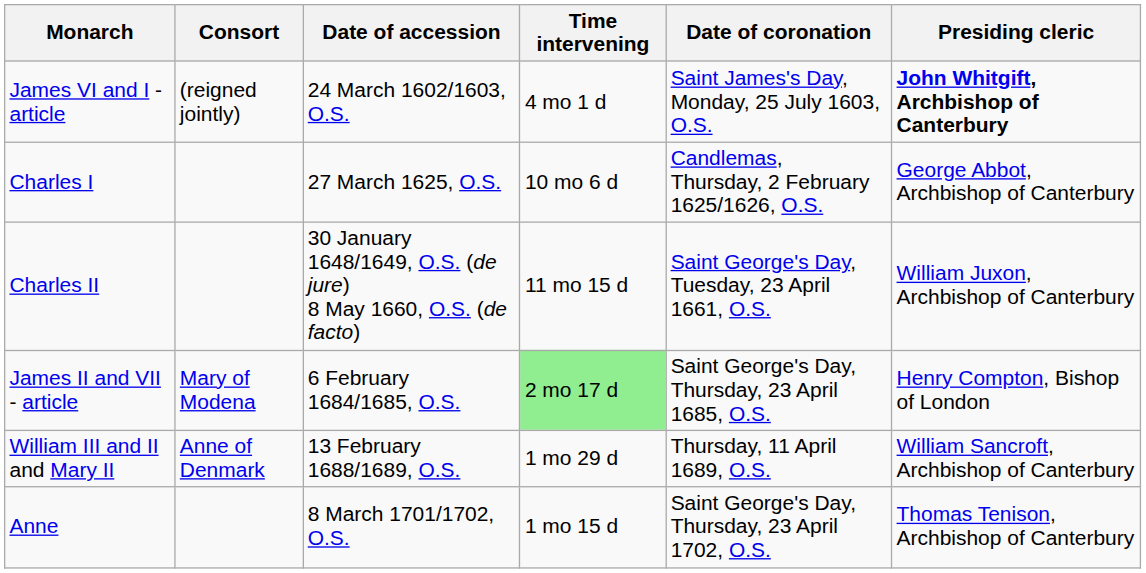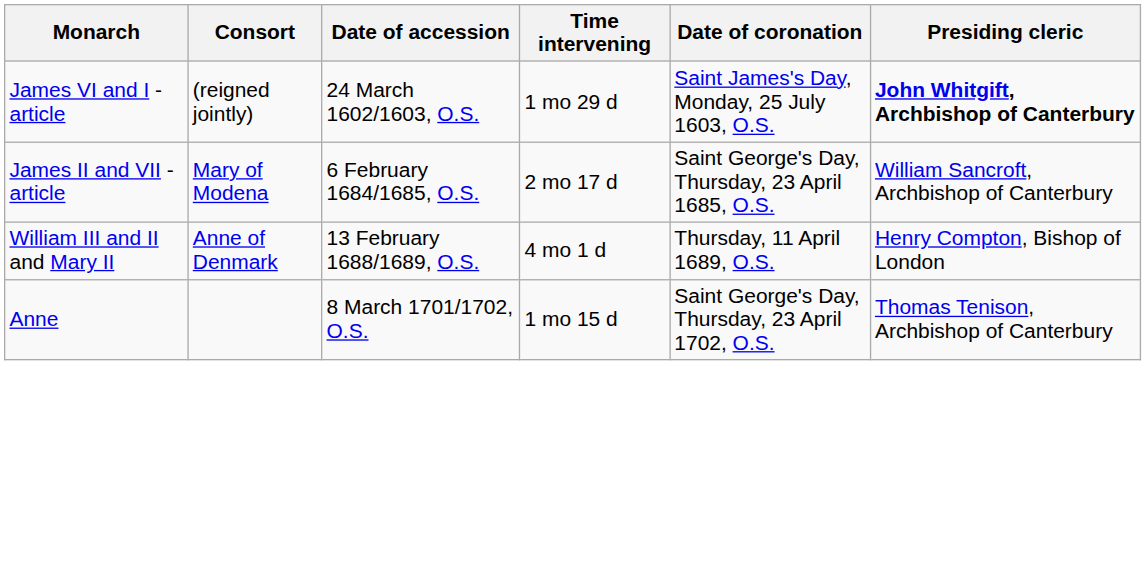(566, 101) 4 mo 1 d -> (571, 101) 1 mo 29 d
- row: (51, 181)
- row: (54, 285)
(571, 389) lightgreen background -> (571, 181) no background
(1008, 389) Henry Compton, Bishop of London -> (994, 181) William Sancroft, Archbishop of Canterbury
(571, 458) 1 mo 29 d -> (565, 250) 4 mo 1 d
(1015, 458) William Sancroft, Archbishop of Canterbury -> (998, 250) Henry Compton, Bishop of London
